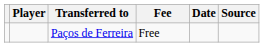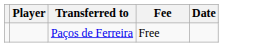- column: (239, 13)
